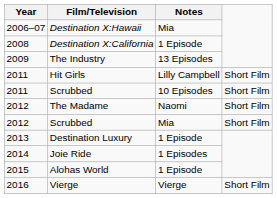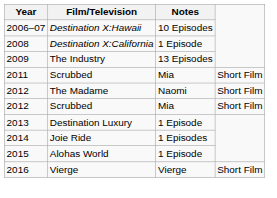(166, 28) Mia -> (185, 28) 10 Episodes
- row: (17, 75)
(185, 91) 10 Episodes -> (166, 75) Mia
